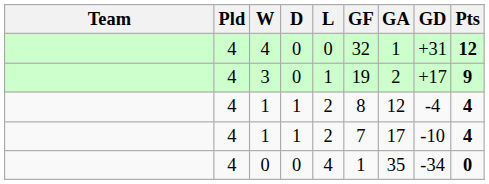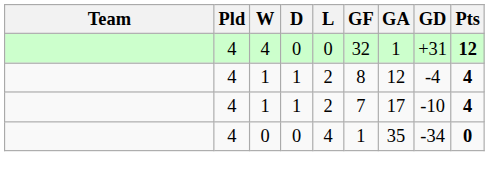- row: (265, 77)
